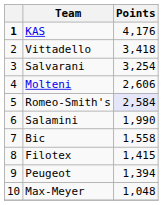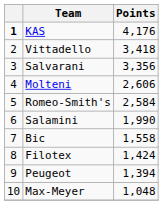(139, 67) 3,254 -> (139, 67) 3,356
(139, 102) lavender background -> (139, 102) no background
(139, 156) 1,415 -> (139, 156) 1,424
